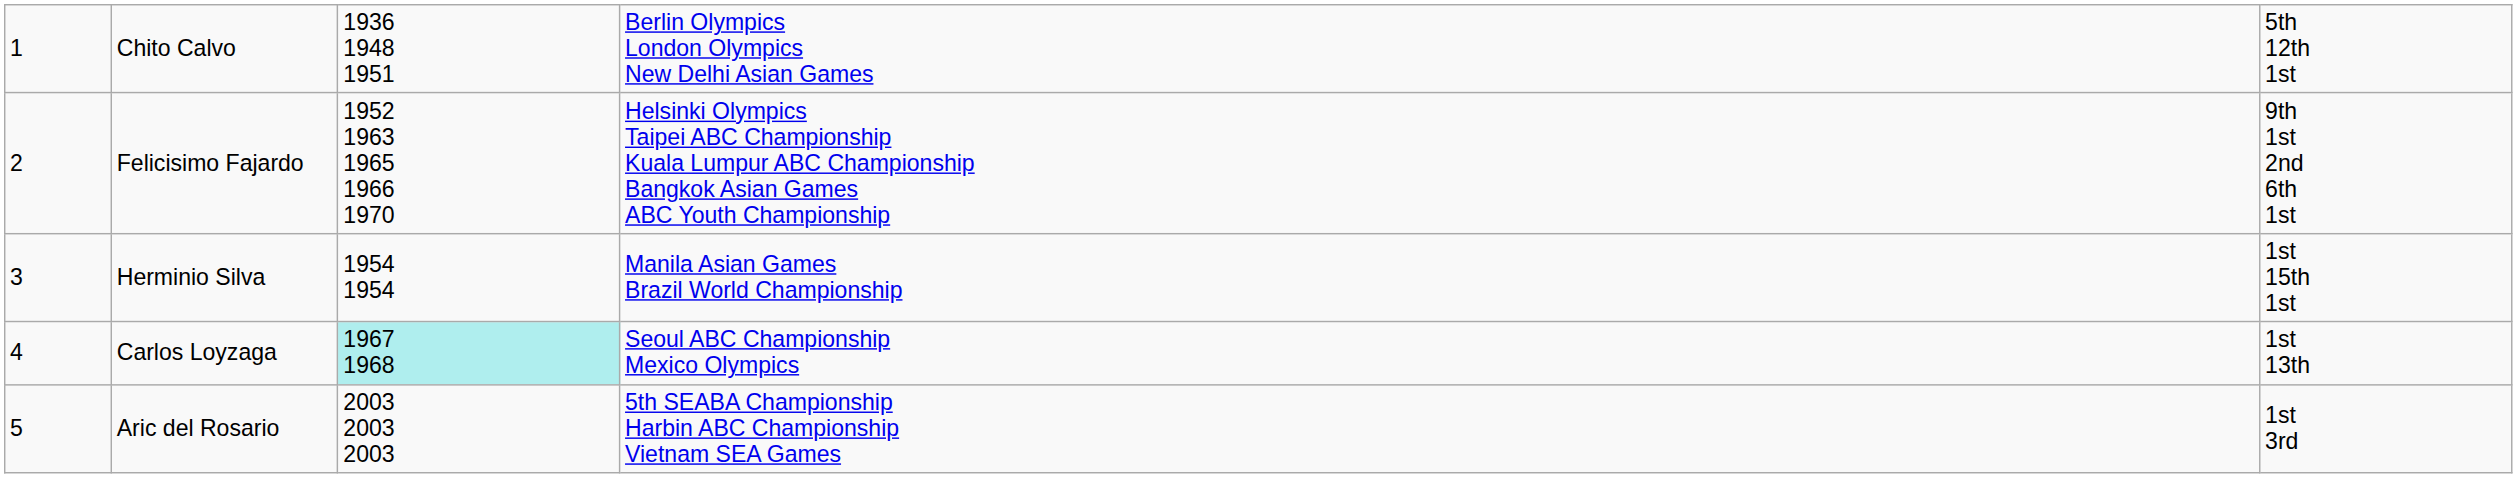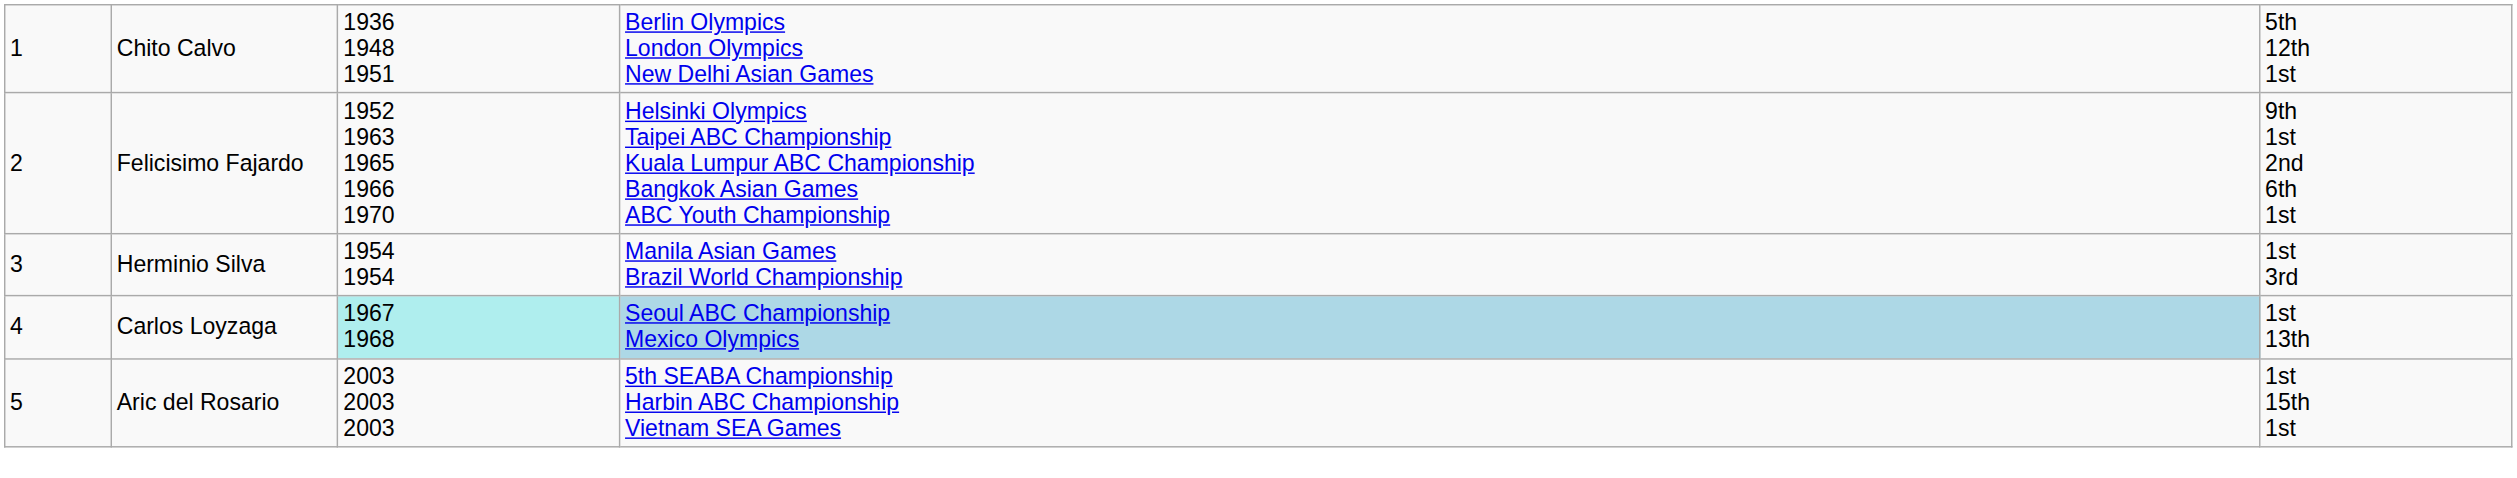(2288, 277) 1st 15th 1st -> (2282, 264) 1st 3rd
(758, 352) no background -> (758, 326) lightblue background
(2282, 428) 1st 3rd -> (2288, 402) 1st 15th 1st
